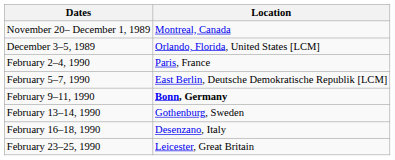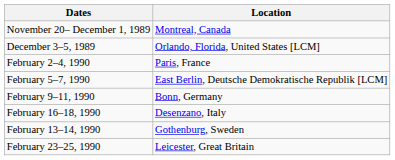(191, 96) bold -> (189, 96) normal
rows swapped: (54, 113) <-> (54, 130)
